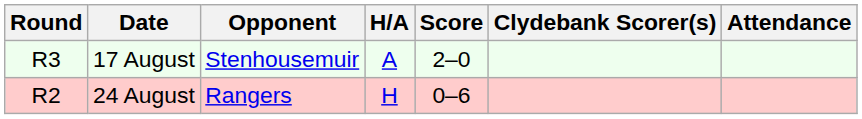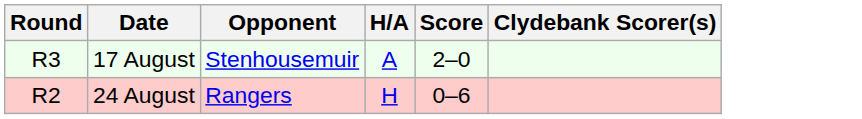- column: (789, 22)
